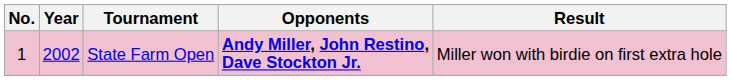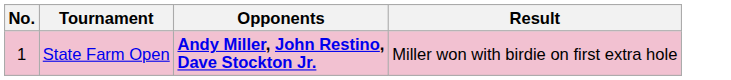- column: (61, 18)
